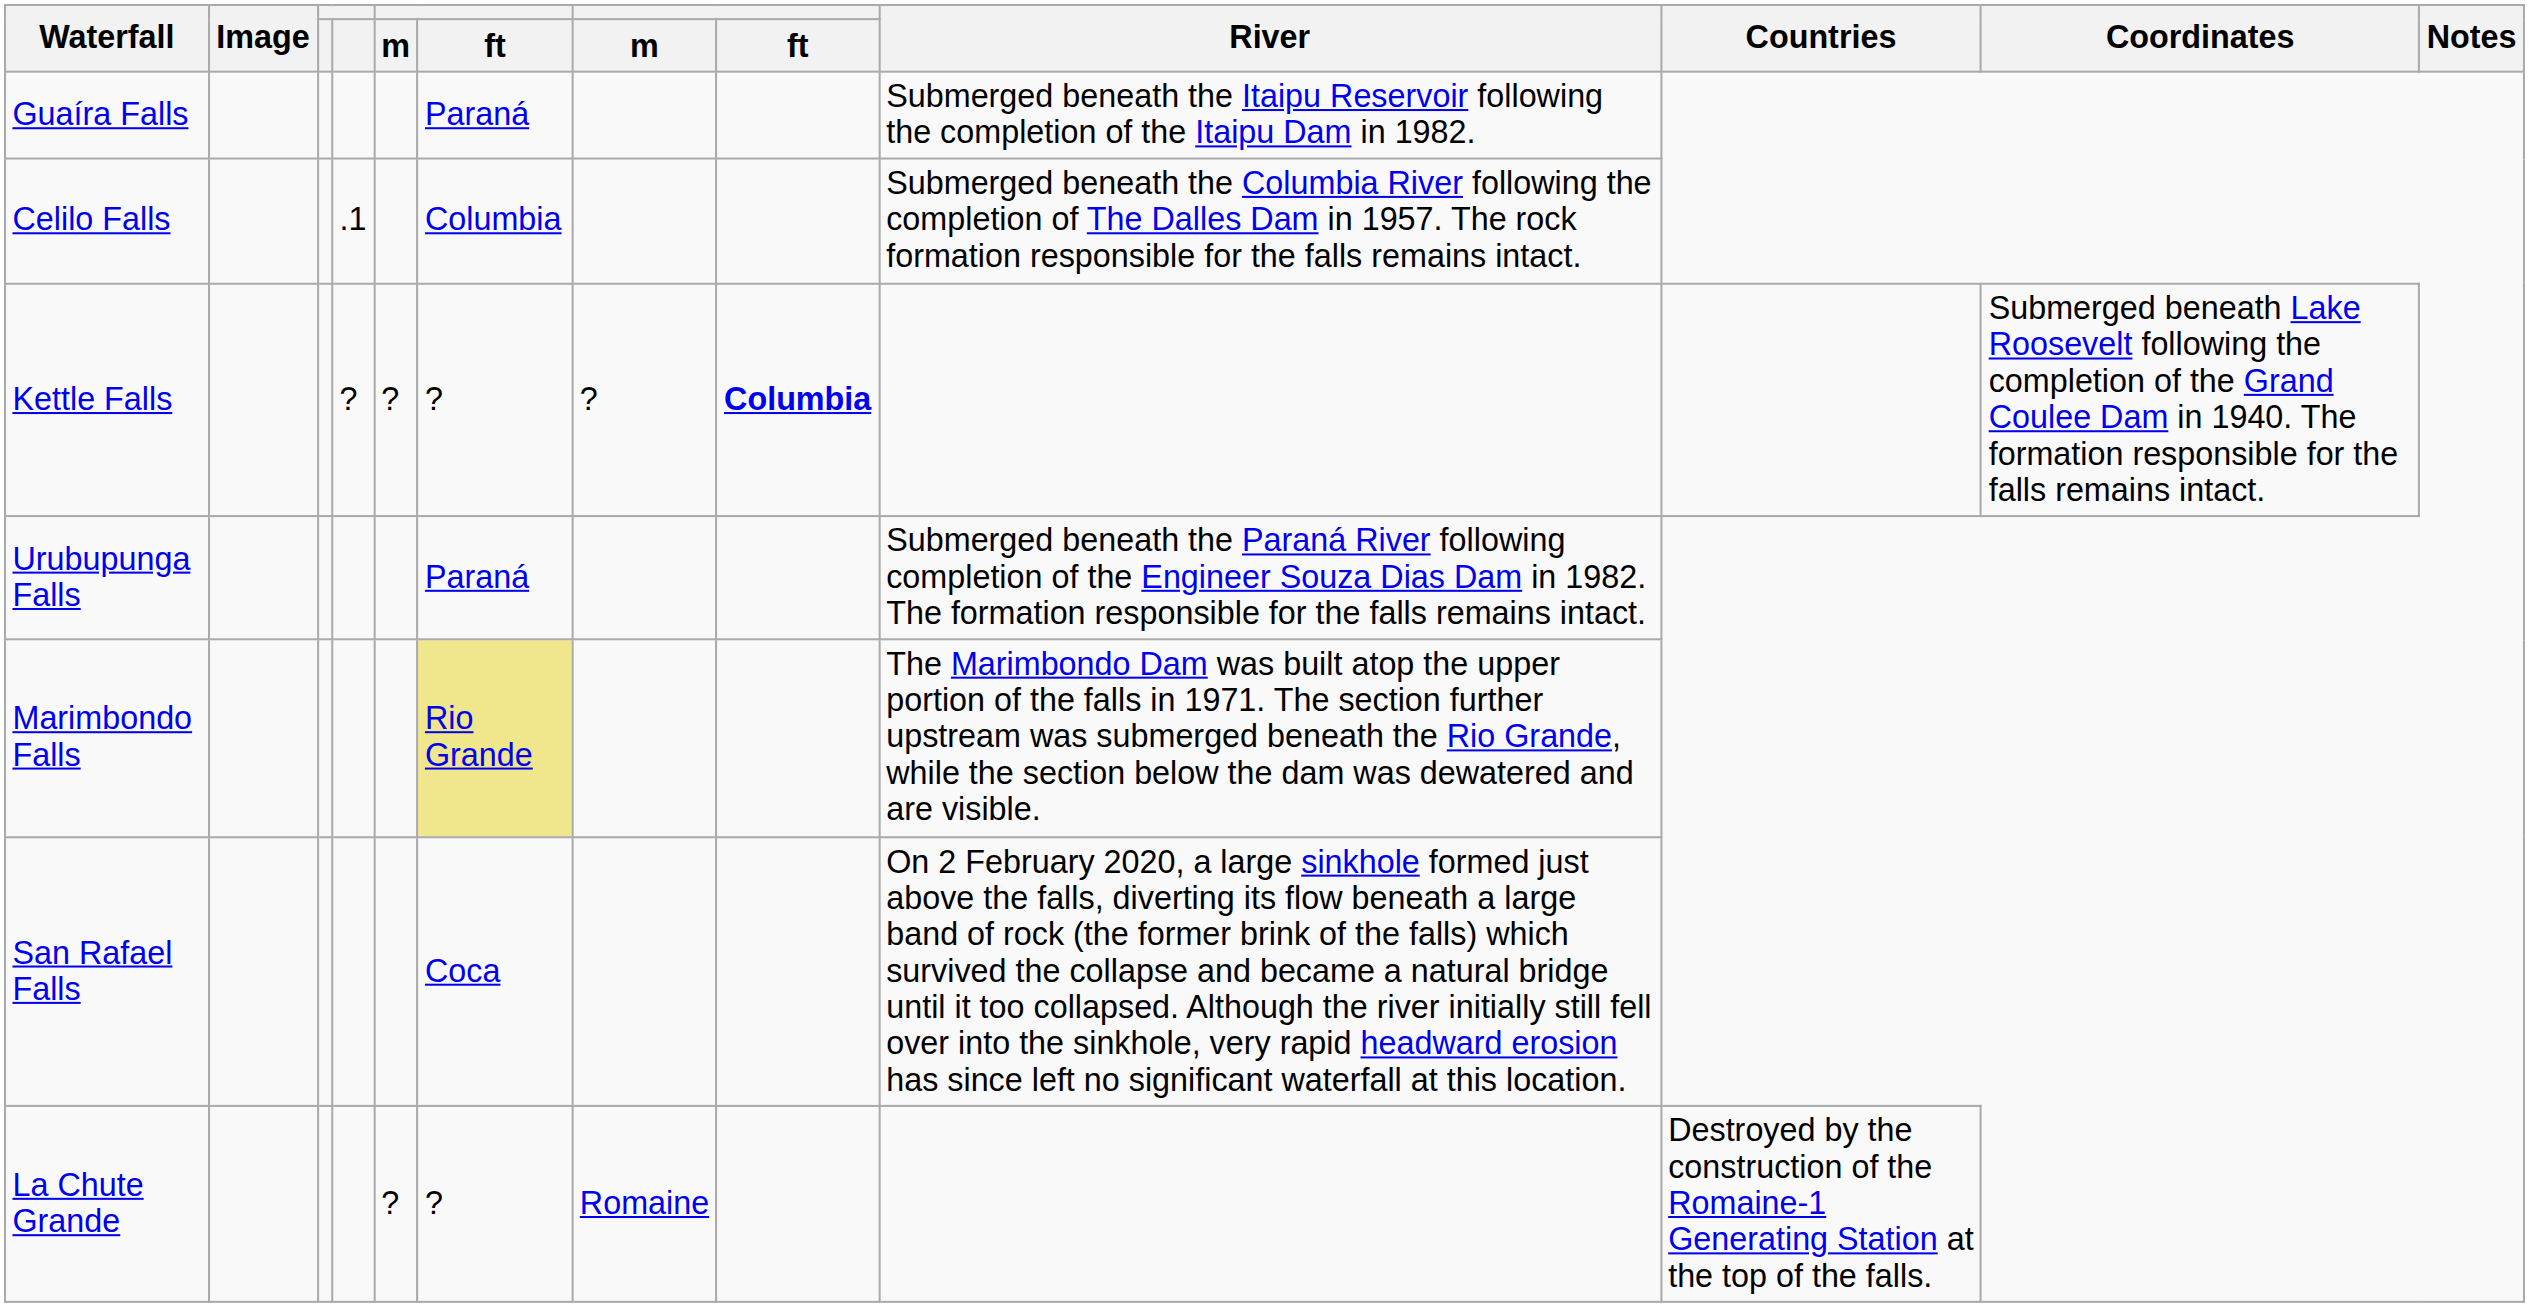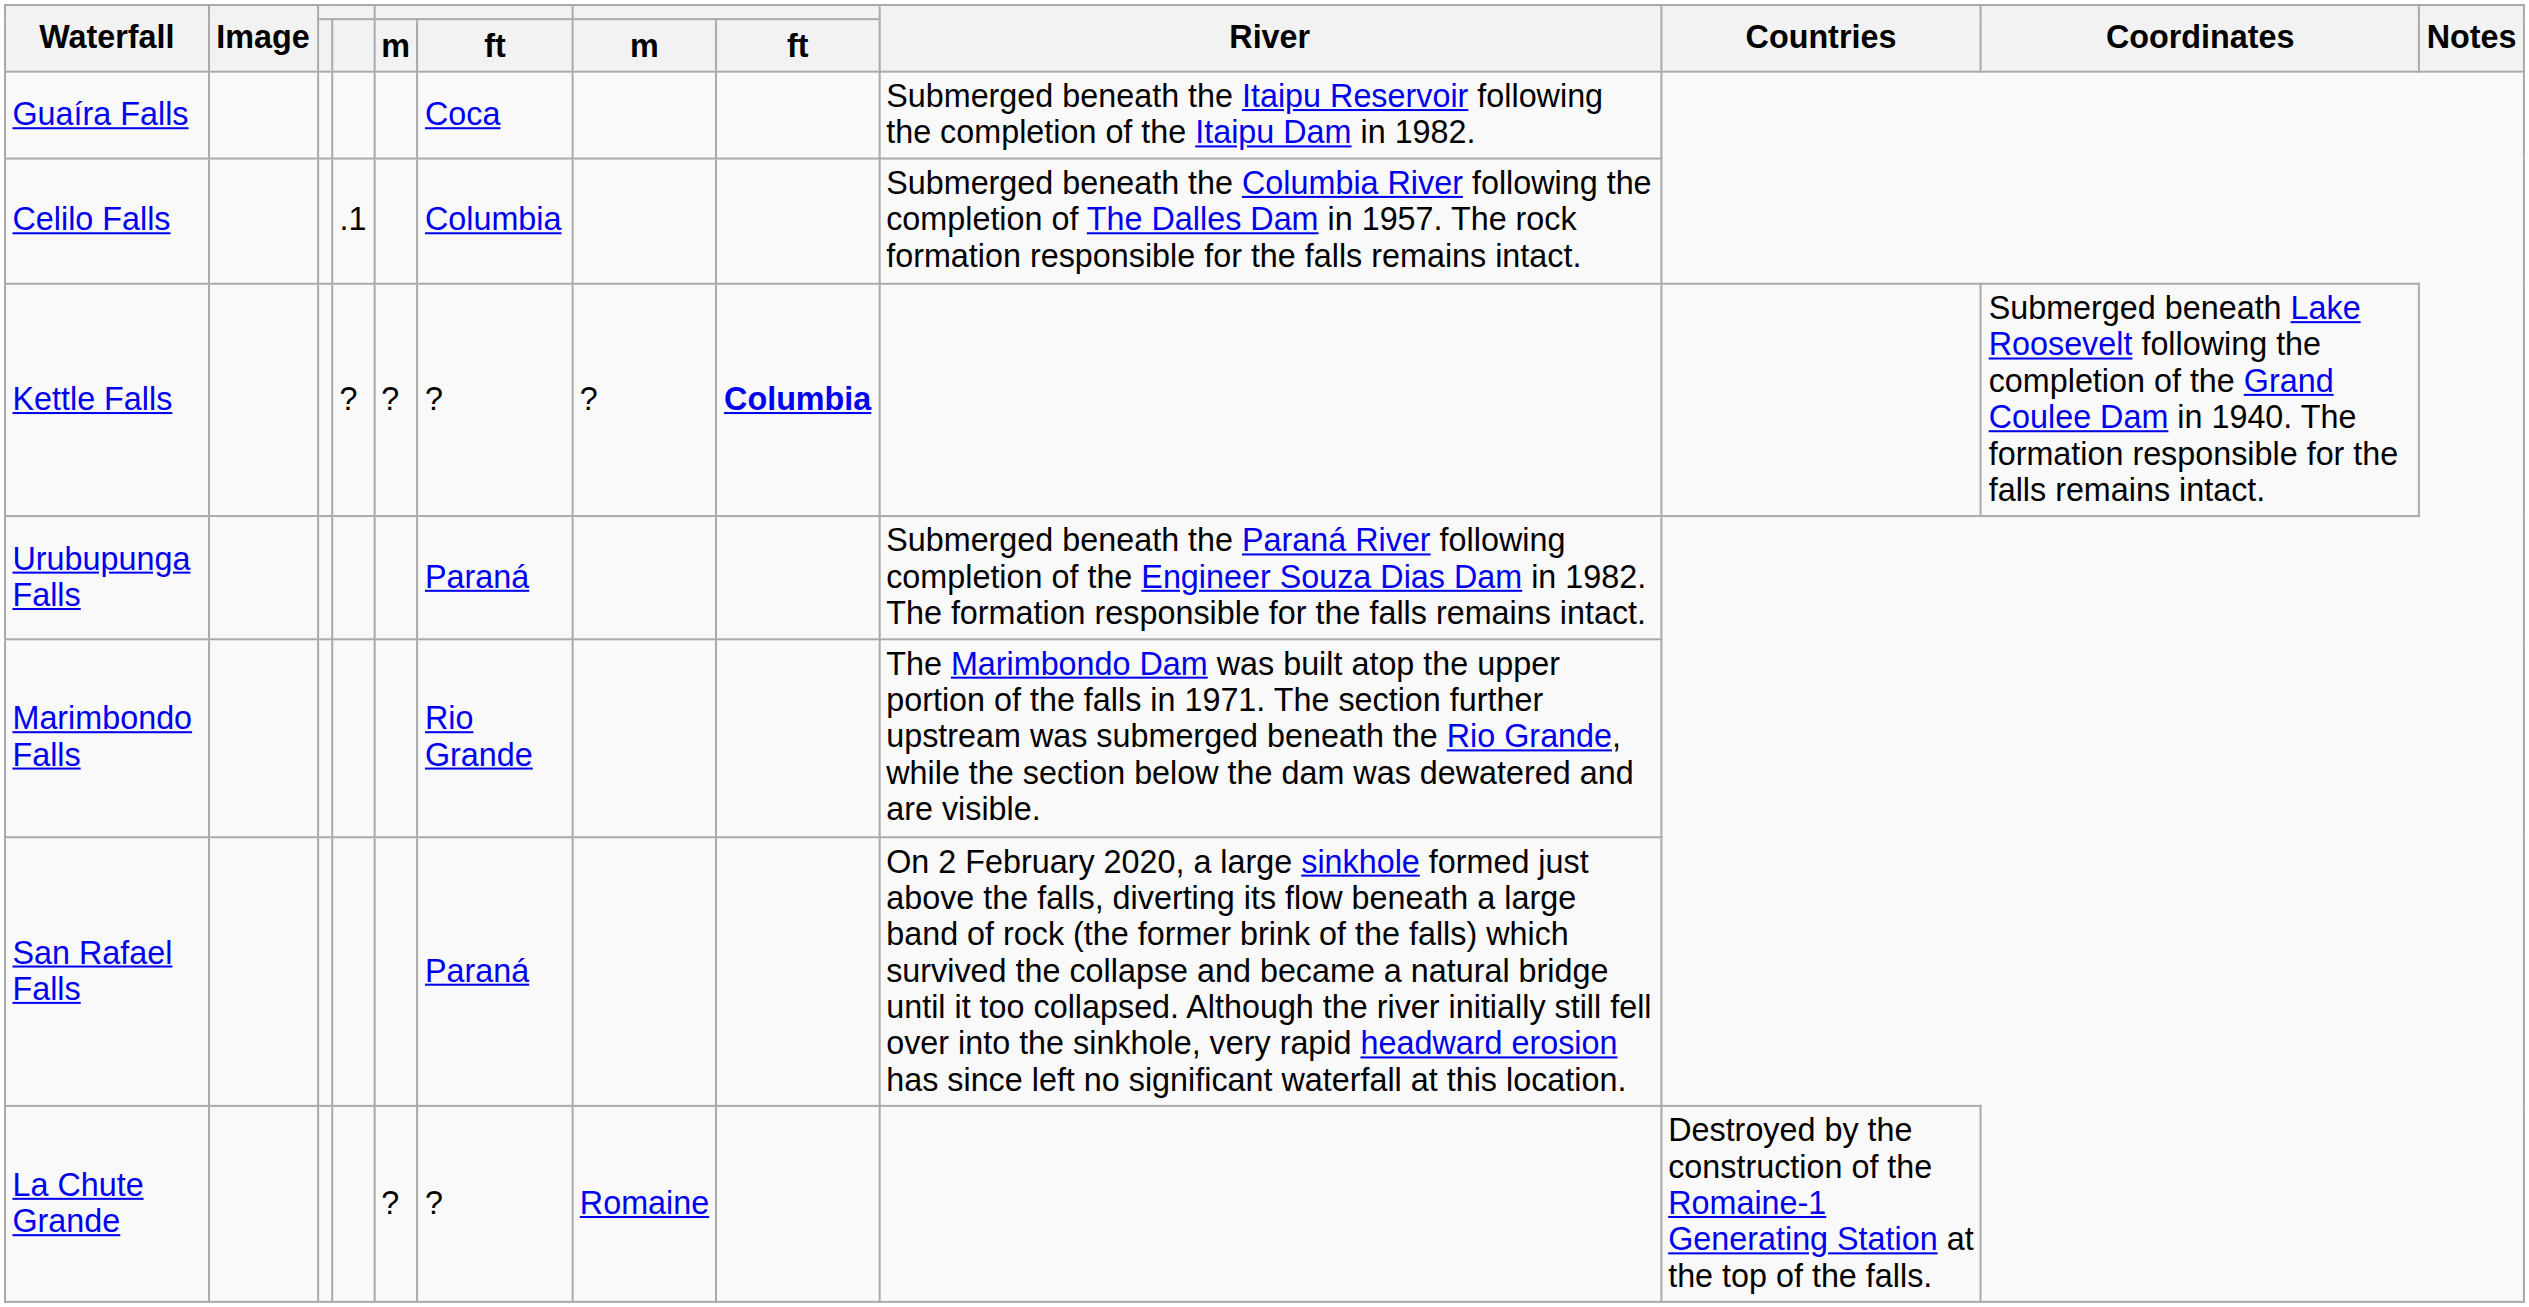(477, 114) Paraná -> (463, 114) Coca
(479, 737) khaki background -> (479, 737) no background
(463, 970) Coca -> (477, 970) Paraná
